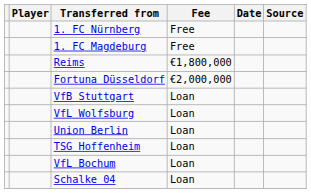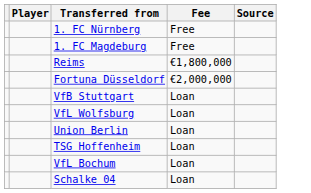- column: (249, 13)
